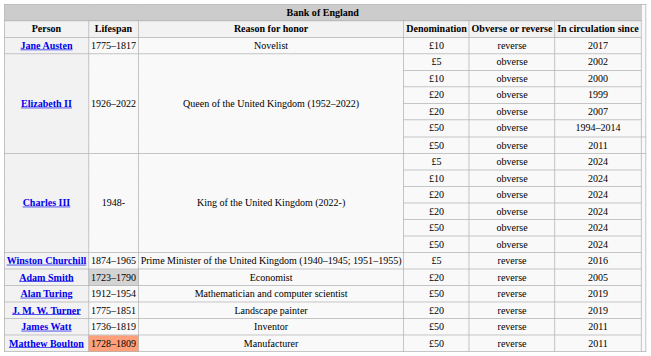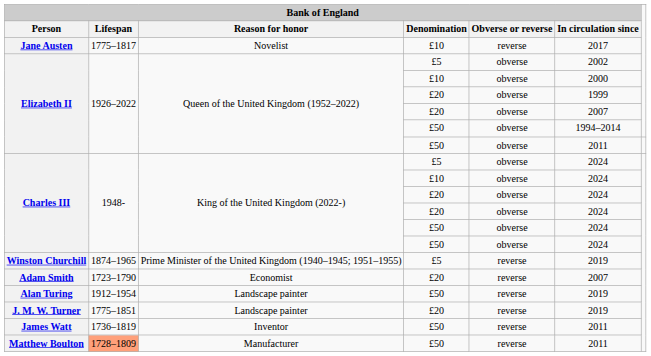(598, 261) 2016 -> (598, 261) 2019
(113, 277) lightgrey background -> (113, 277) no background
(598, 277) 2005 -> (598, 277) 2007
(271, 294) Mathematician and computer scientist -> (271, 294) Landscape painter
